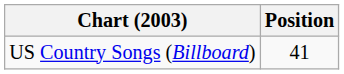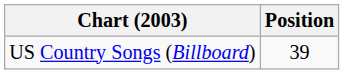(300, 52) 41 -> (300, 52) 39
